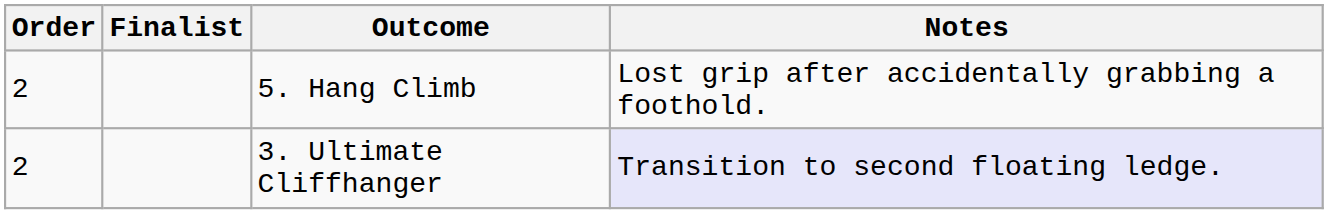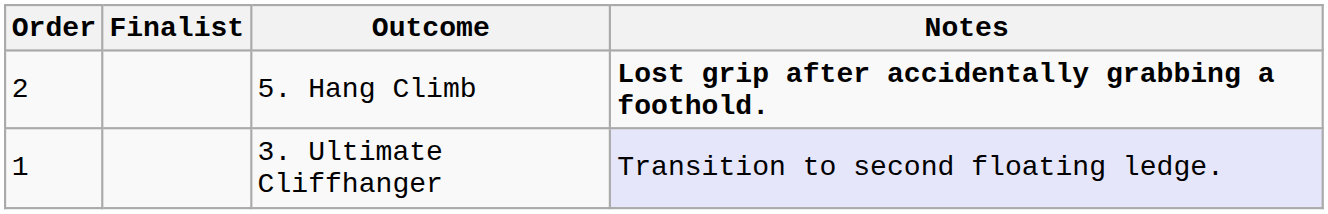(946, 90) normal -> (946, 90) bold
(20, 168) 2 -> (20, 168) 1
